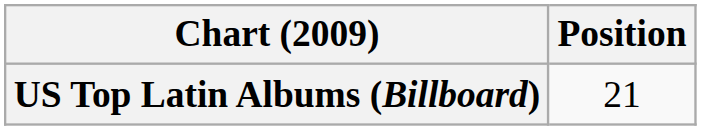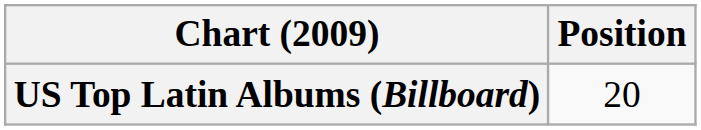(622, 93) 21 -> (622, 93) 20
